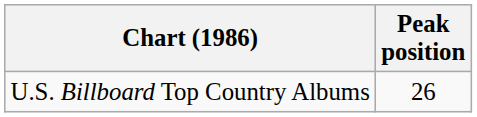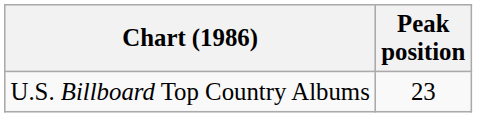(423, 91) 26 -> (423, 91) 23
